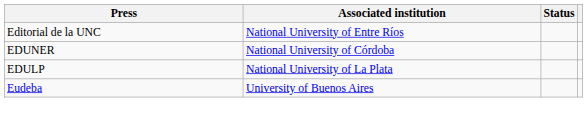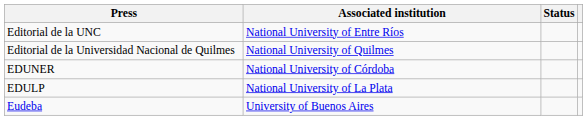+ row: (121, 50)
